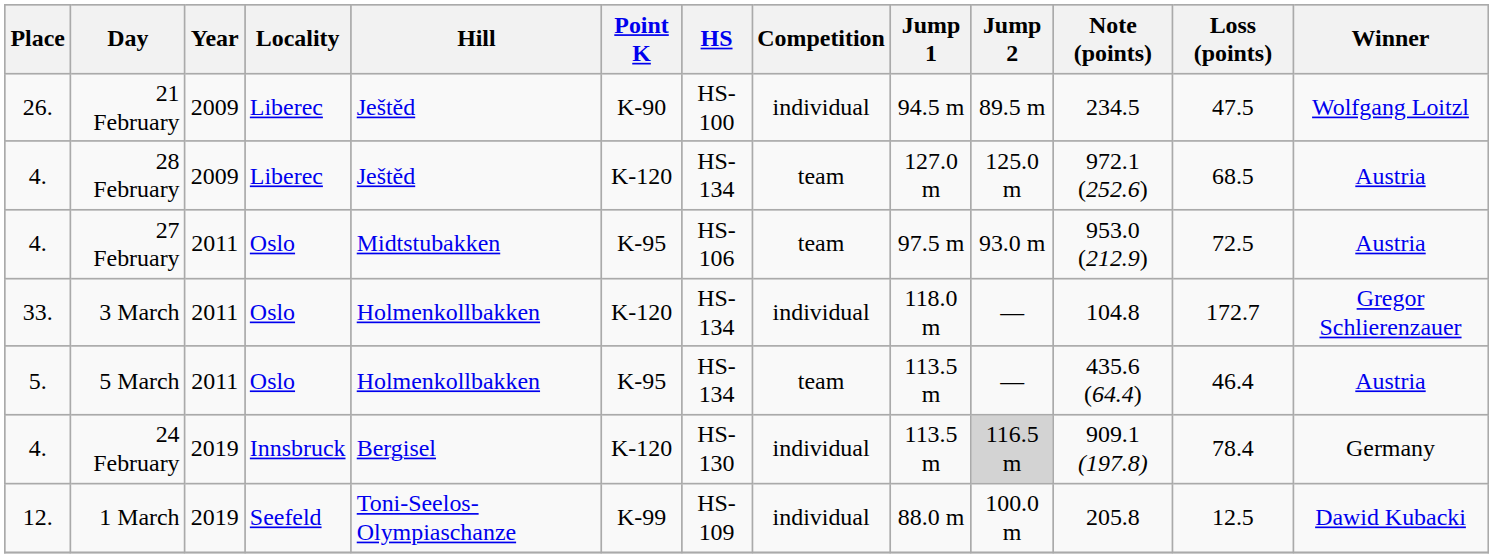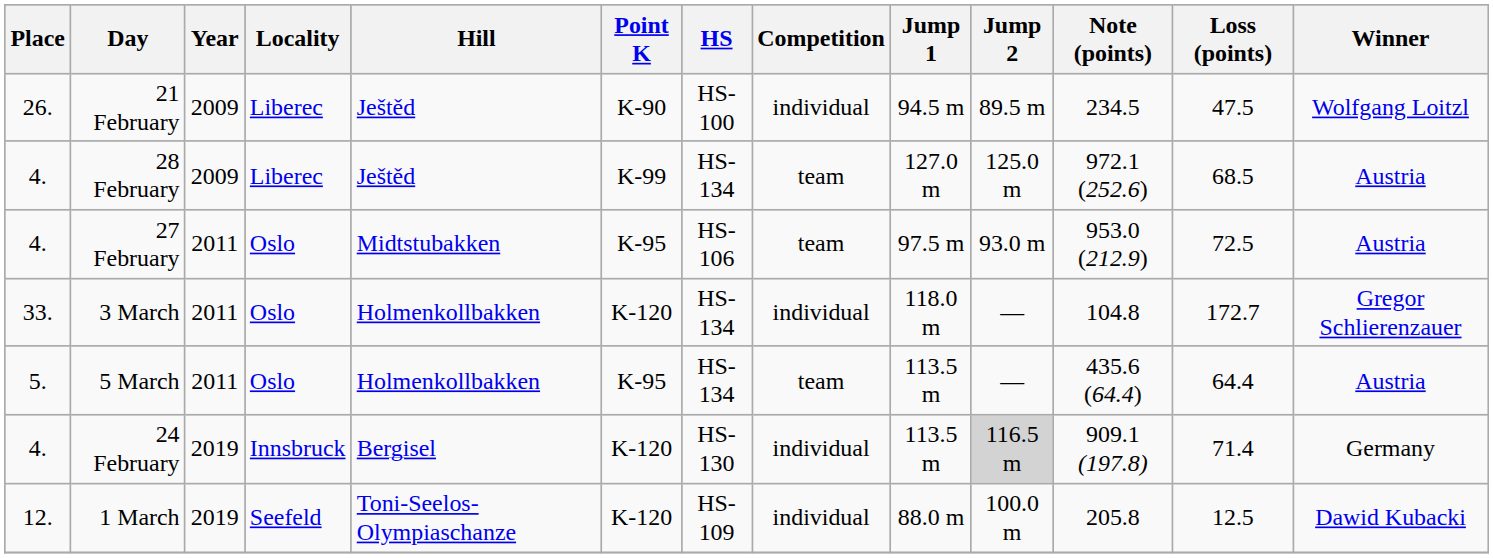(642, 175) K-120 -> (642, 175) K-99
(1233, 380) 46.4 -> (1233, 380) 64.4
(1233, 449) 78.4 -> (1233, 449) 71.4
(642, 517) K-99 -> (642, 517) K-120
